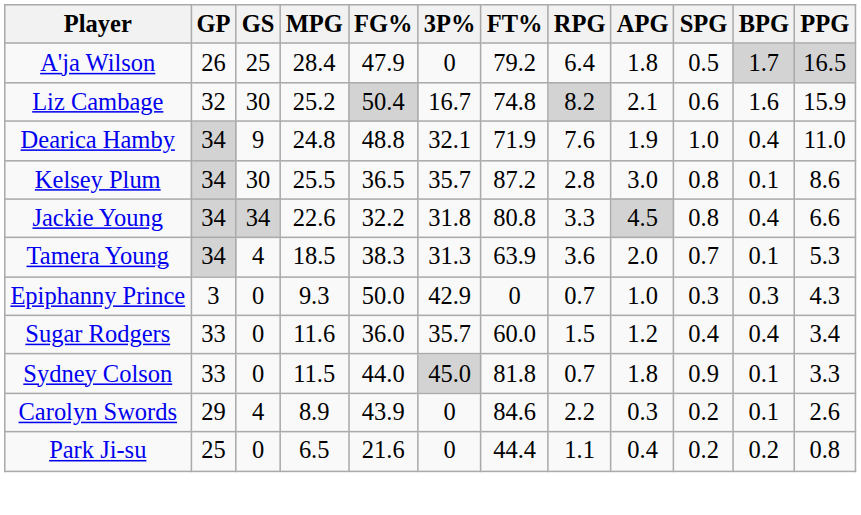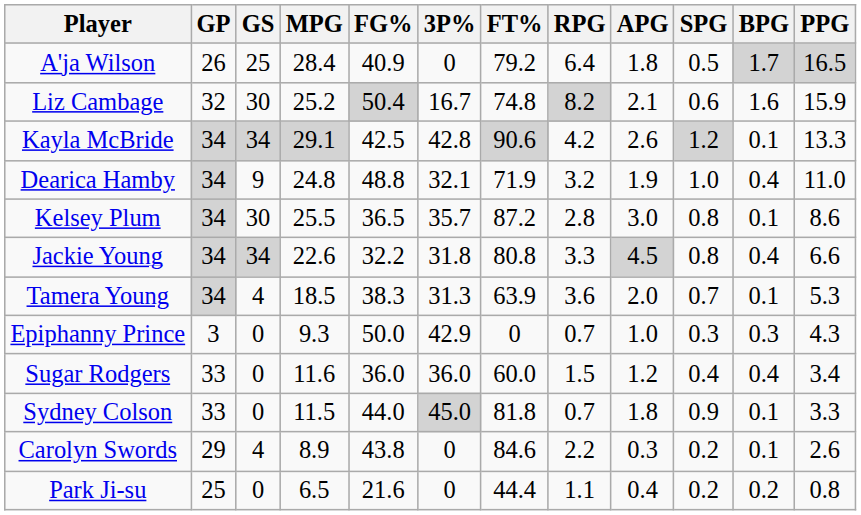(383, 62) 47.9 -> (383, 62) 40.9
+ row: (98, 140)
(580, 140) 7.6 -> (580, 179) 3.2
(450, 334) 35.7 -> (450, 373) 36.0
(383, 412) 43.9 -> (383, 450) 43.8
